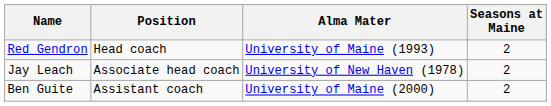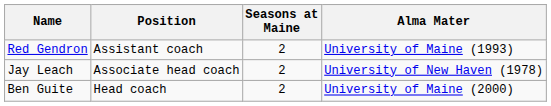columns swapped: (507, 22) <-> (355, 22)
(130, 49) Head coach -> (148, 49) Assistant coach
(148, 90) Assistant coach -> (130, 90) Head coach
